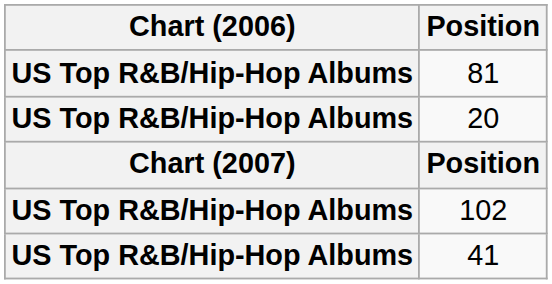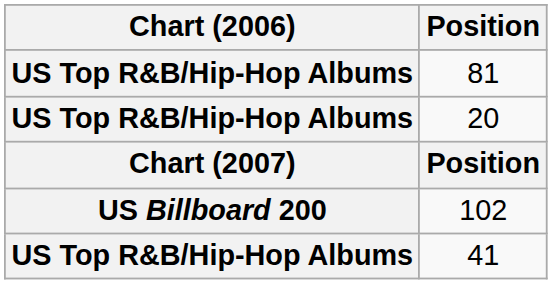(212, 210) US Top R&B/Hip-Hop Albums -> (212, 210) US Billboard 200
